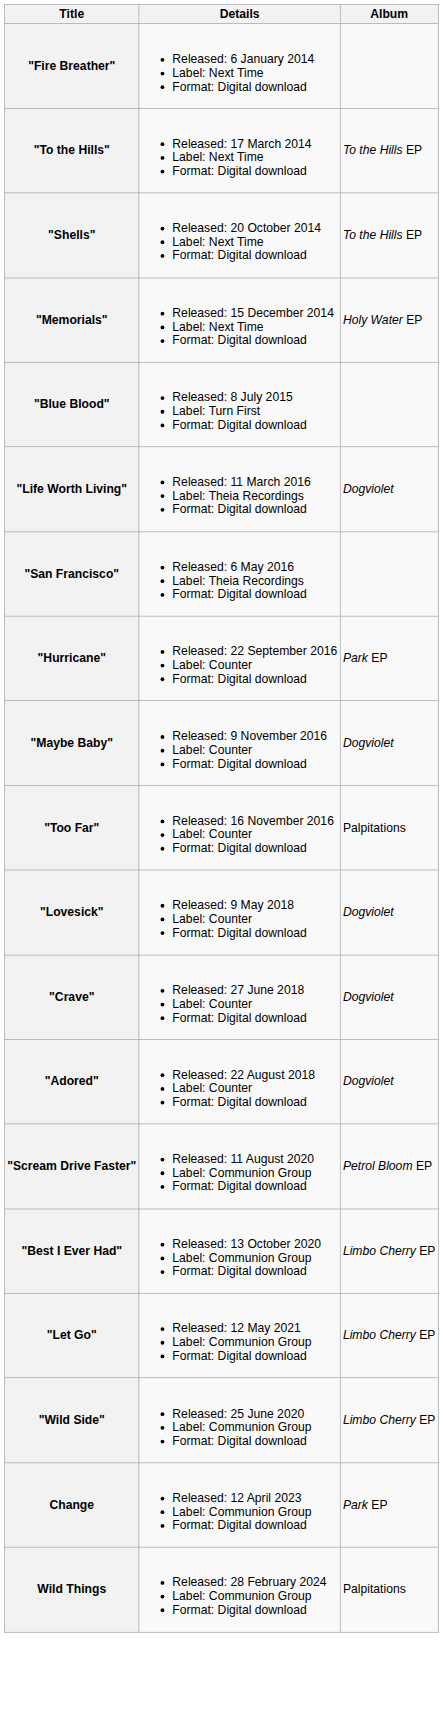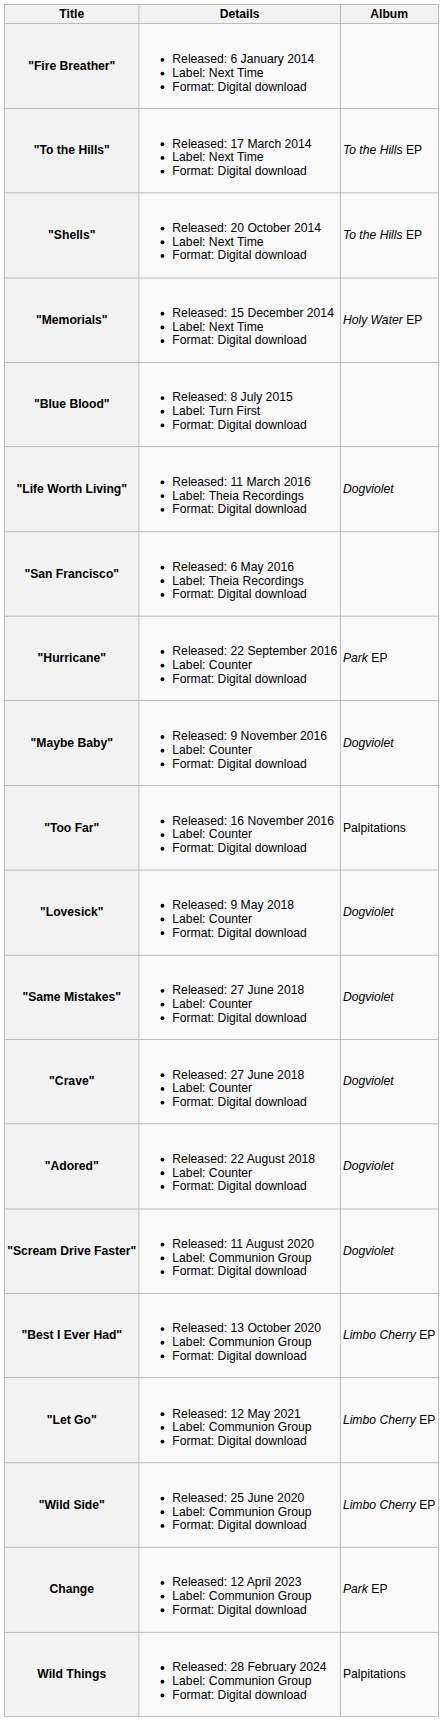+ row: (72, 997)
(388, 1166) Petrol Bloom EP -> (368, 1251) Dogviolet
